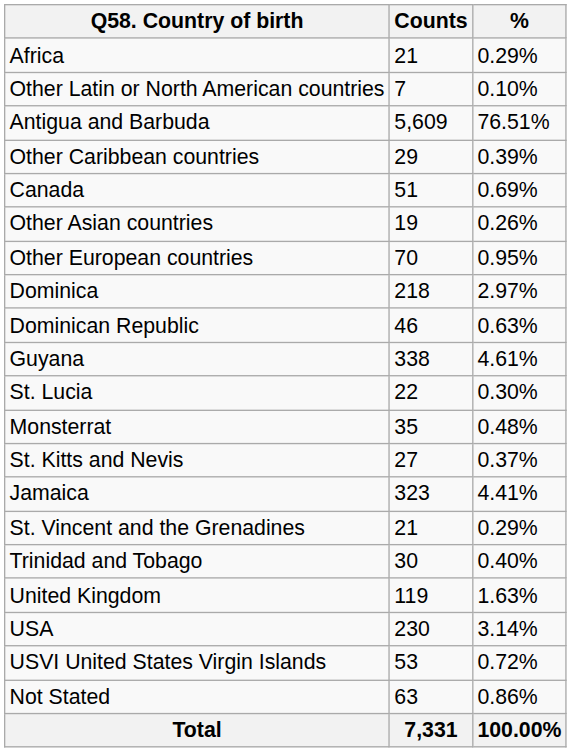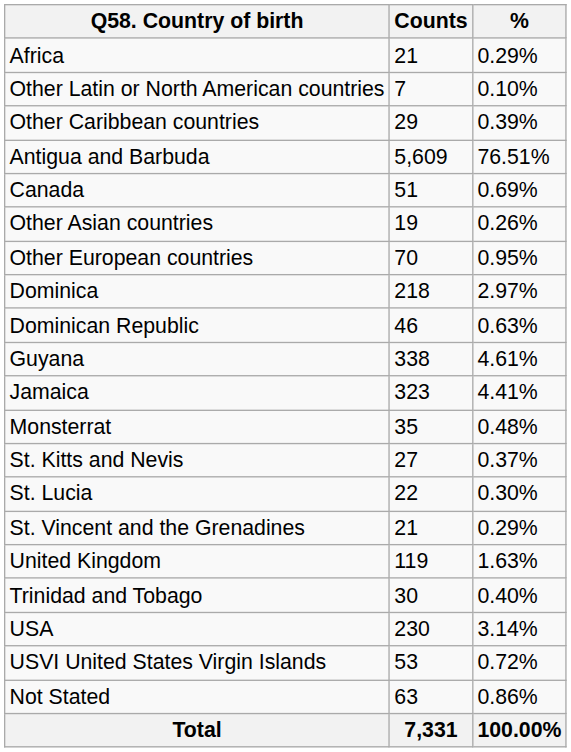rows swapped: (110, 122) <-> (134, 156)
rows swapped: (49, 493) <-> (51, 392)
rows swapped: (106, 561) <-> (85, 595)
